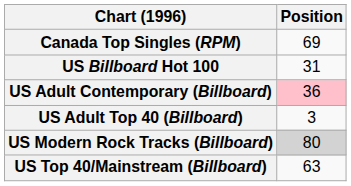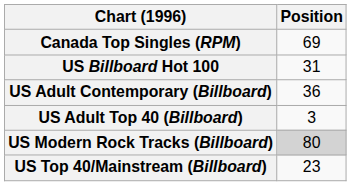(312, 92) pink background -> (312, 92) no background
(312, 167) 63 -> (312, 167) 23
